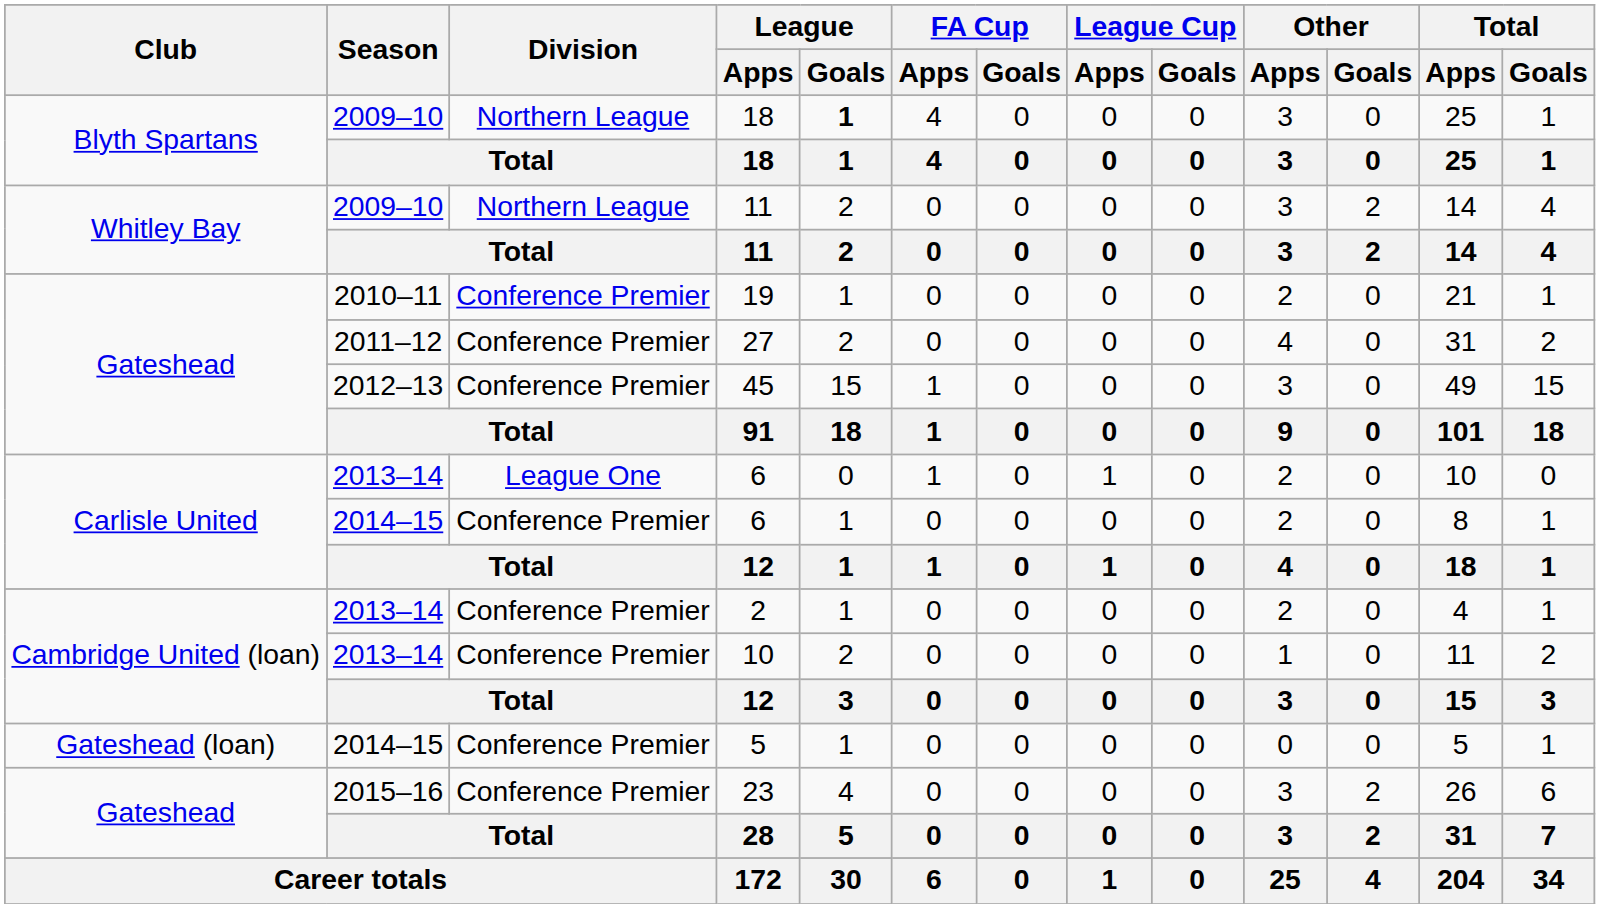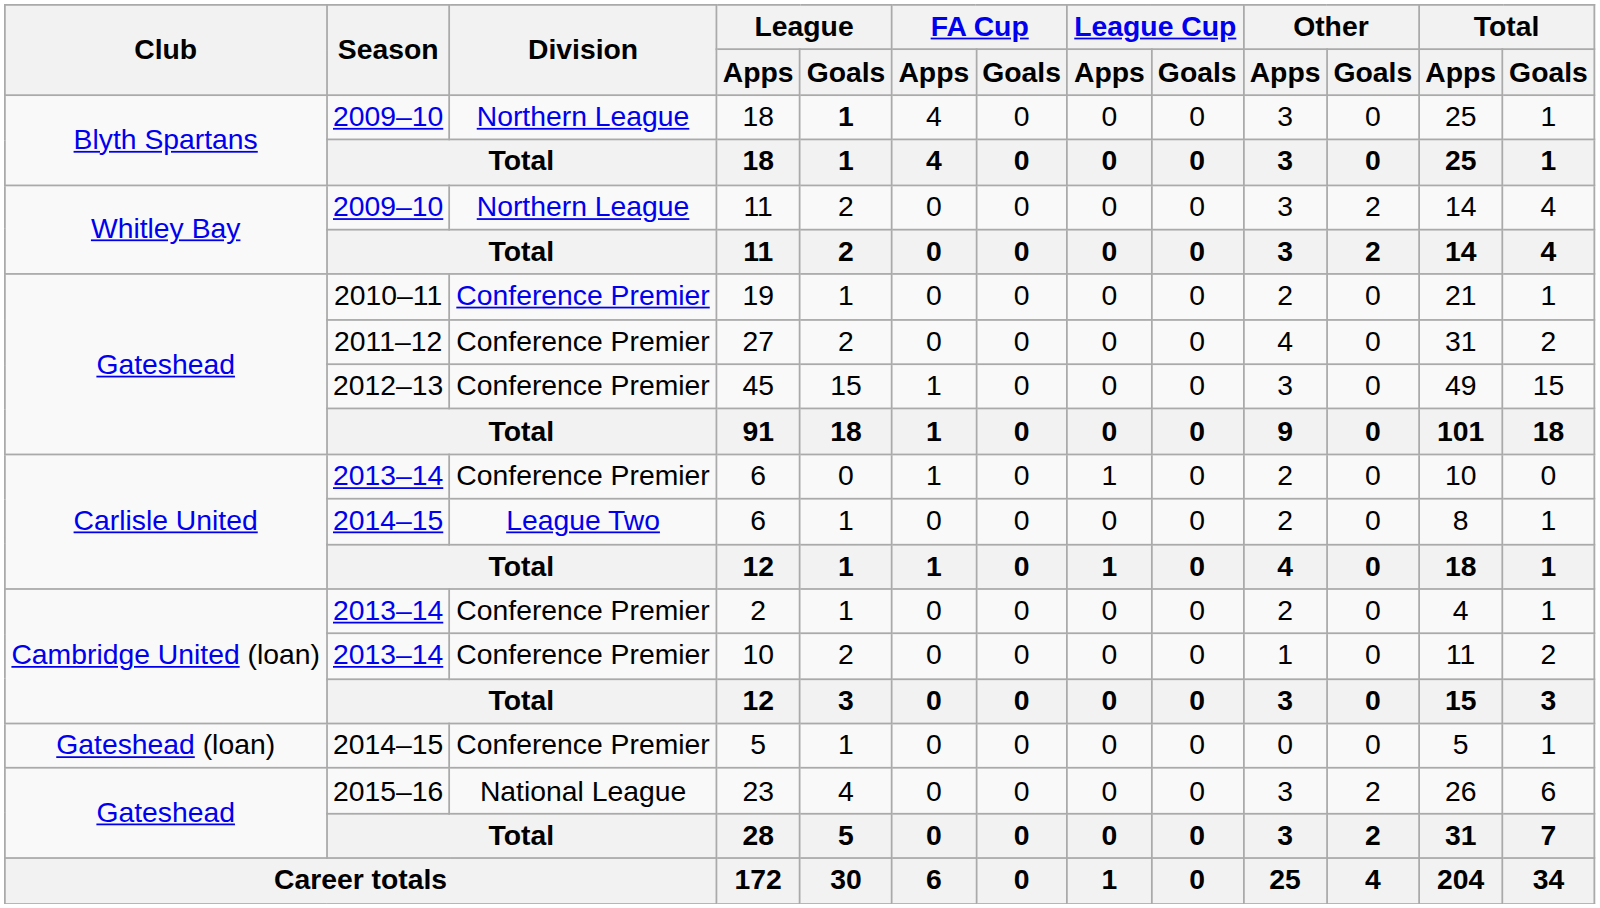(583, 476) League One -> (583, 476) Conference Premier
(583, 521) Conference Premier -> (583, 521) League Two
(583, 790) Conference Premier -> (583, 790) National League
